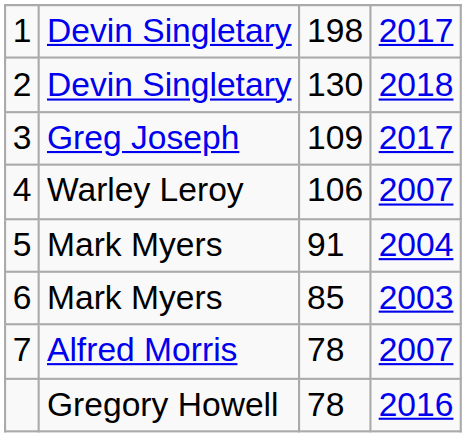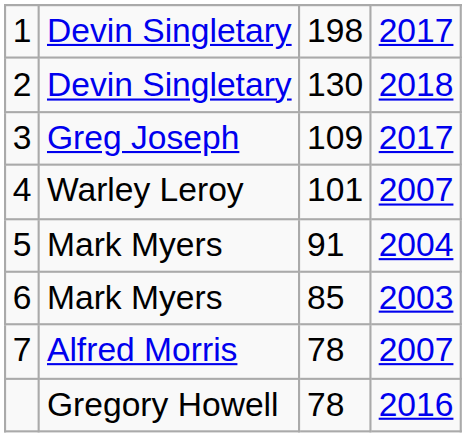(335, 191) 106 -> (335, 191) 101
